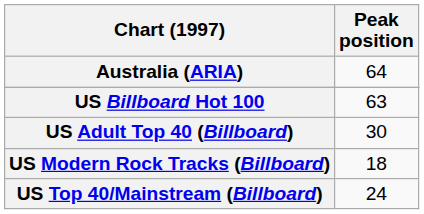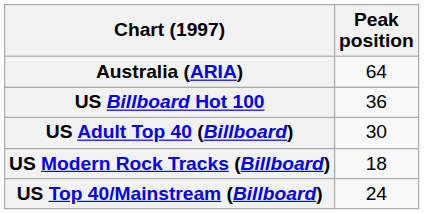(376, 102) 63 -> (376, 102) 36
